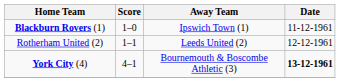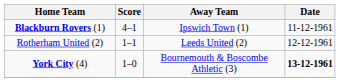(129, 27) 1–0 -> (129, 27) 4–1
(129, 64) 4–1 -> (129, 64) 1–0
